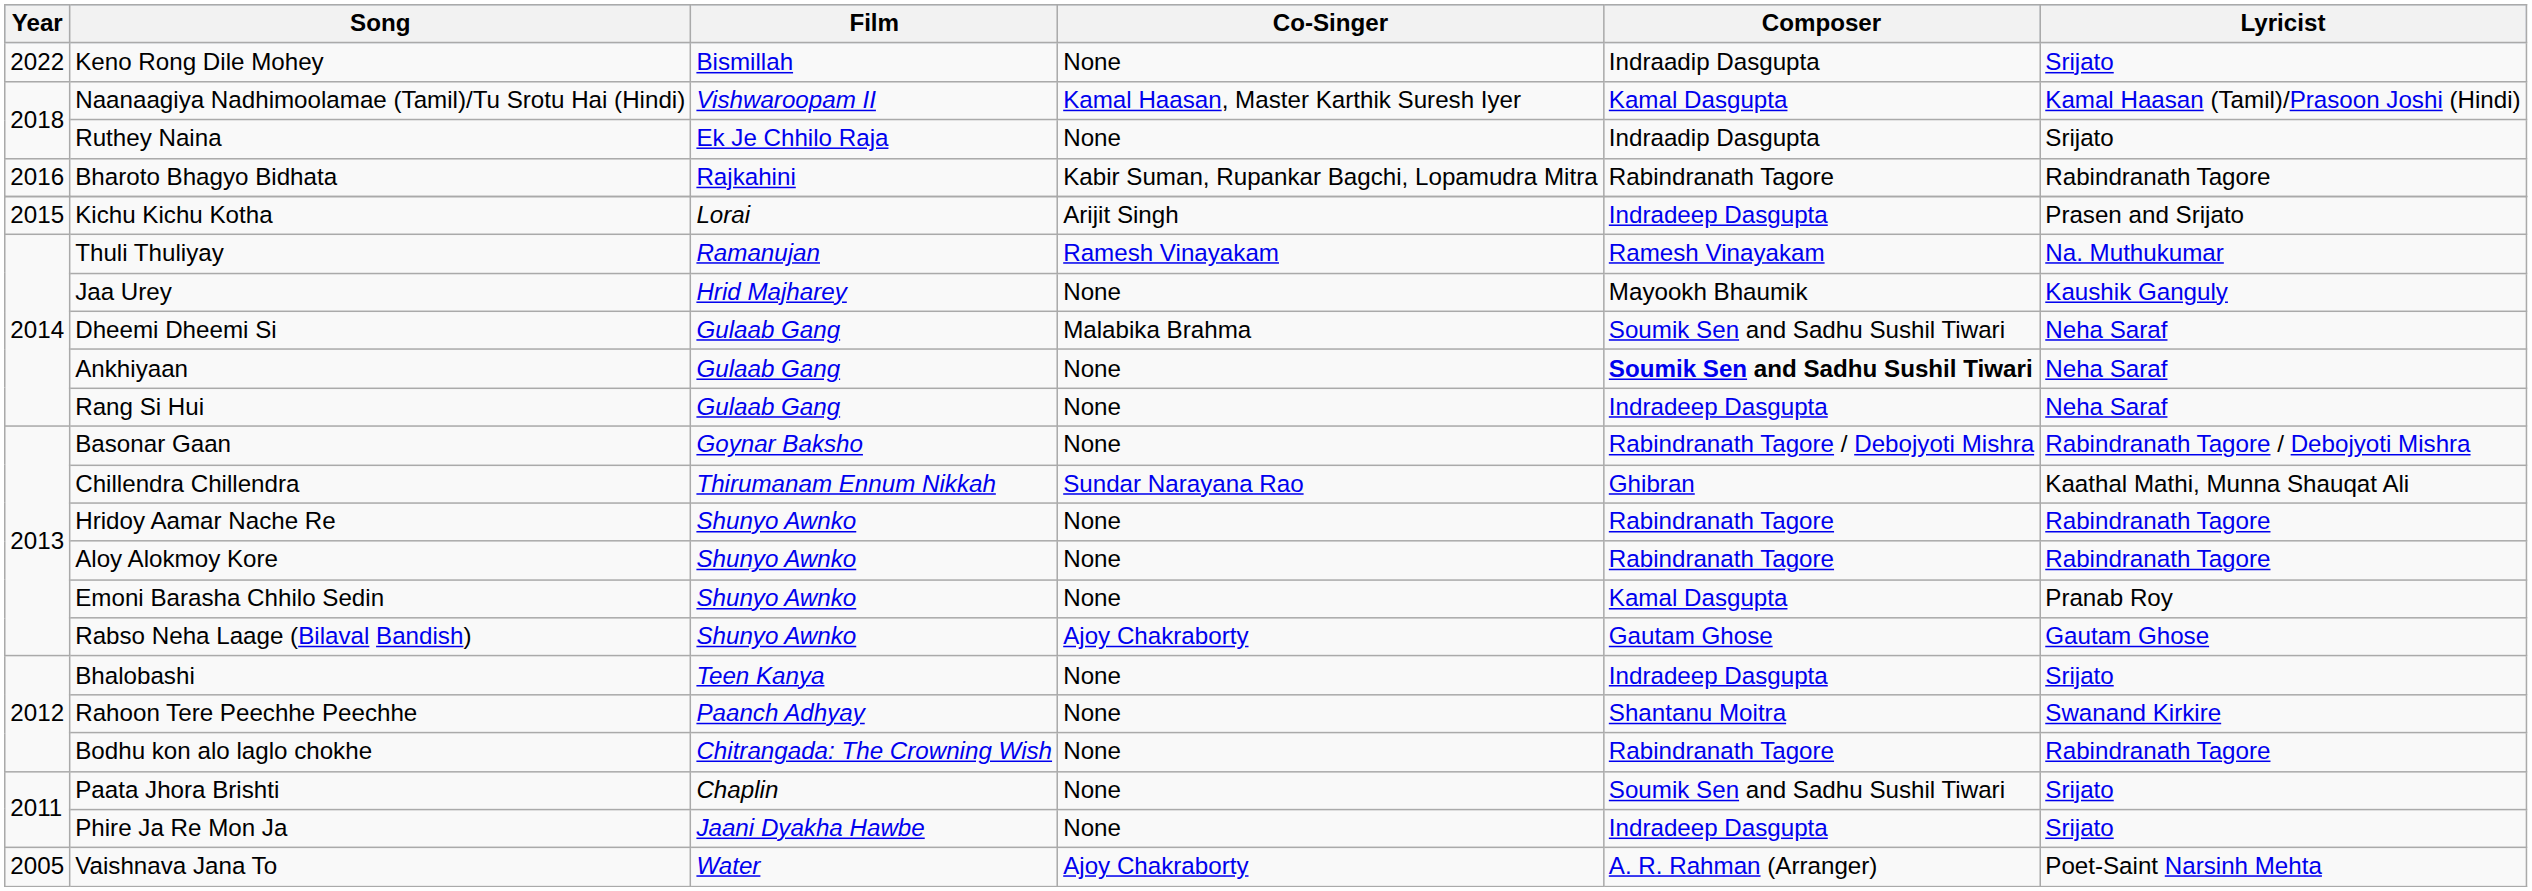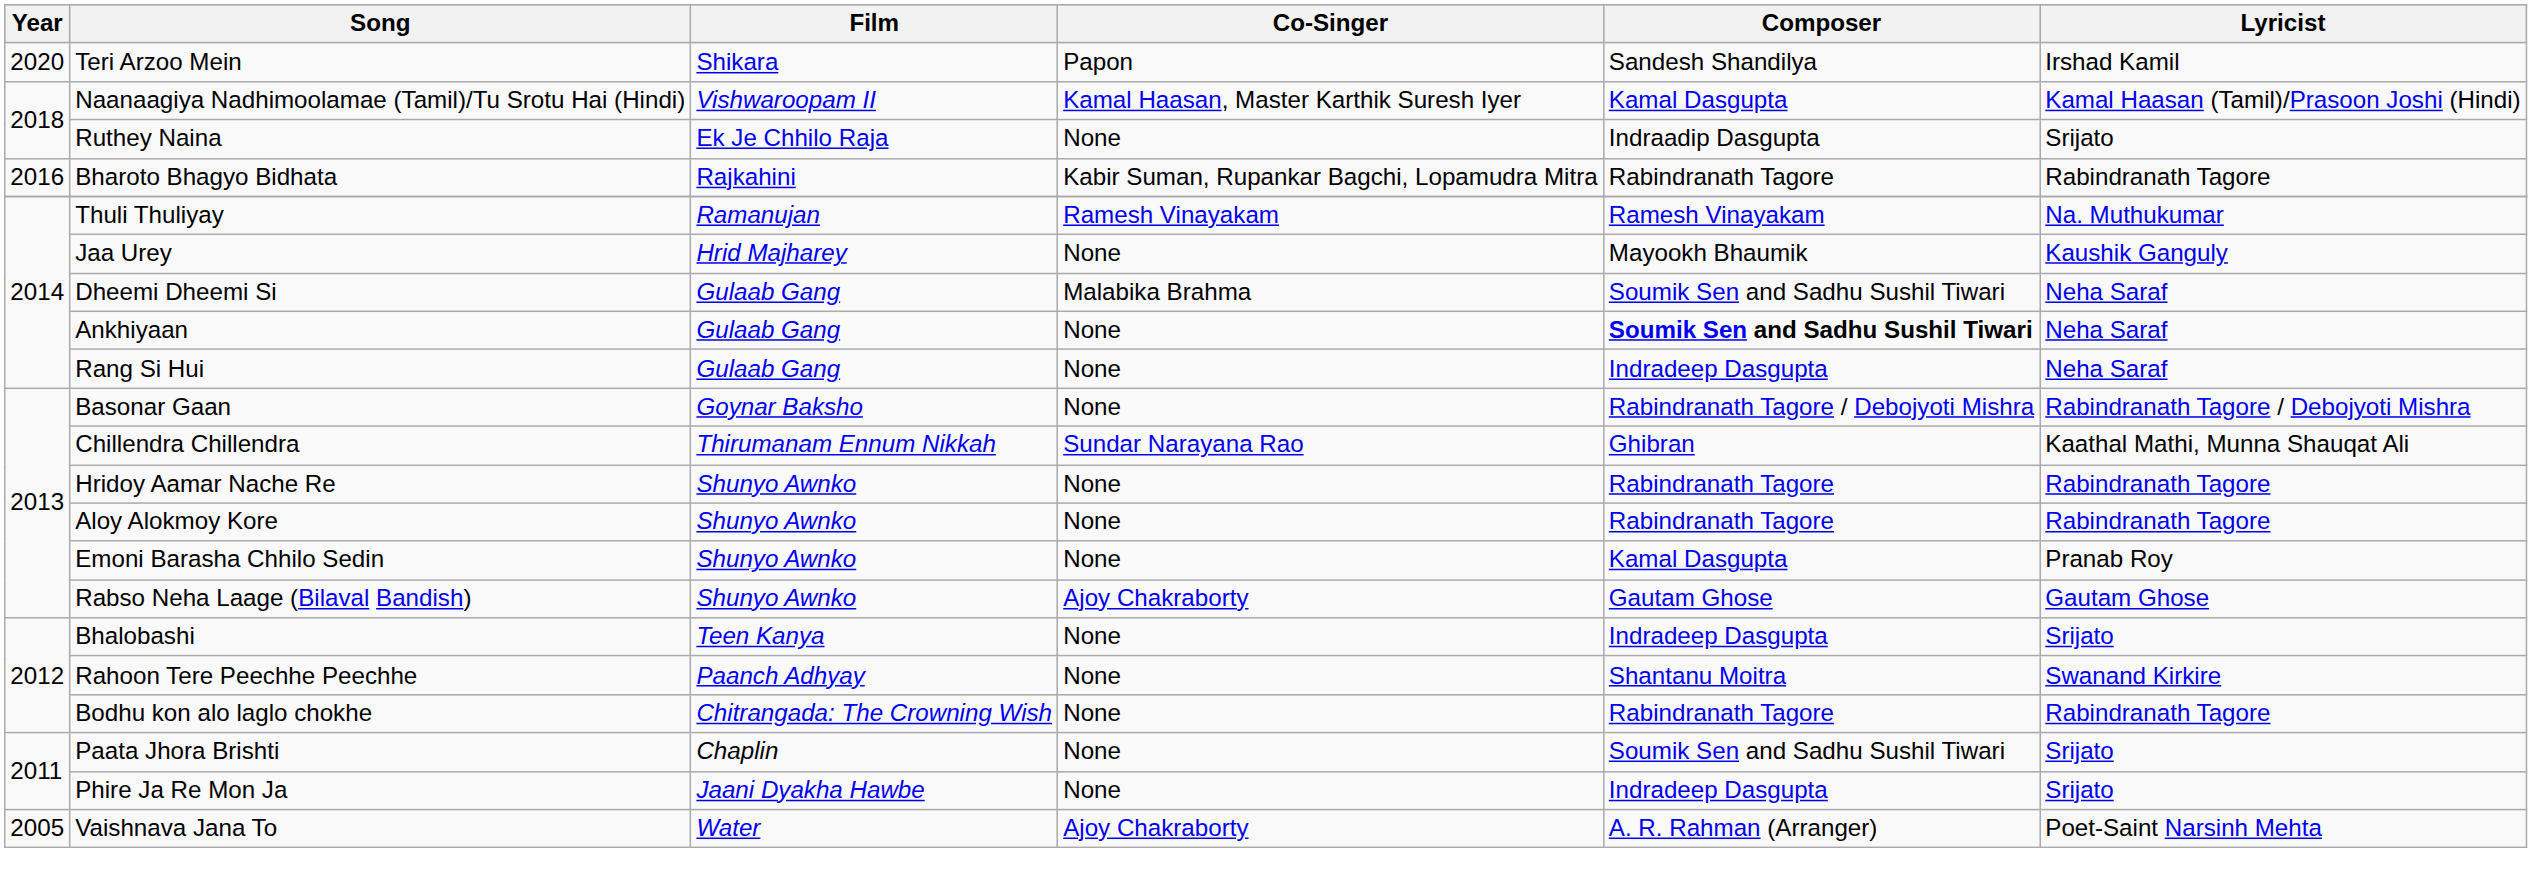- row: (199, 61)
+ row: (158, 61)
- row: (174, 215)
